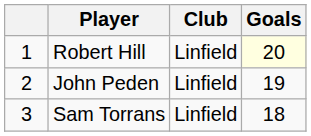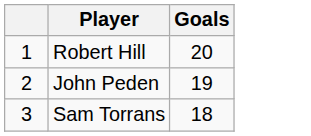- column: (206, 20)
(274, 51) lightyellow background -> (202, 51) no background
